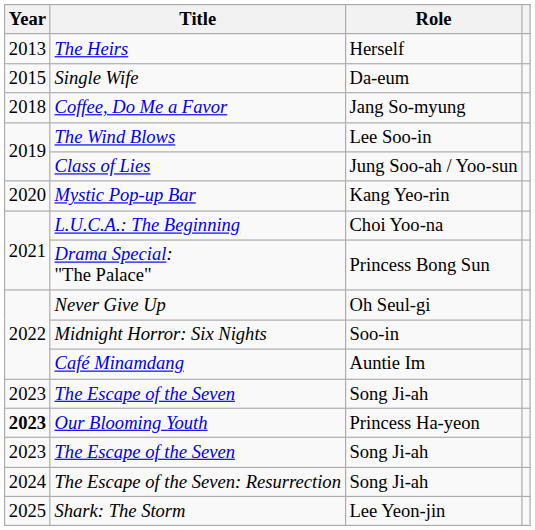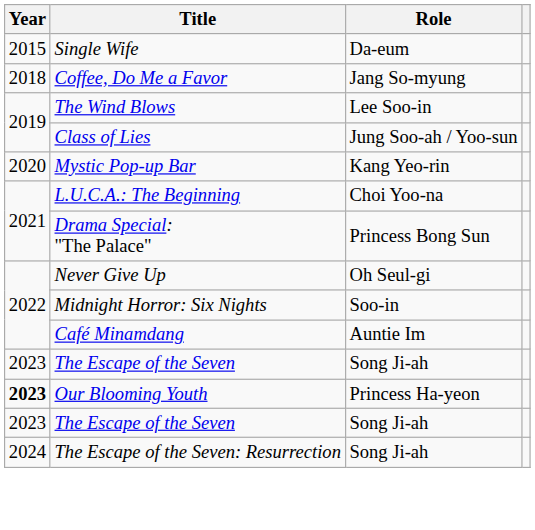- row: (91, 48)
- row: (120, 511)
